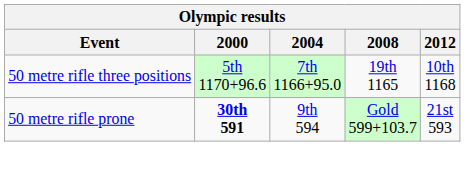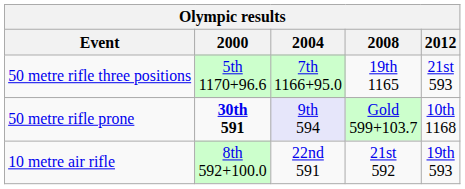(440, 76) 10th 1168 -> (441, 76) 21st 593
(307, 119) no background -> (308, 119) lavender background
(440, 119) 21st 593 -> (441, 119) 10th 1168
+ row: (62, 162)
